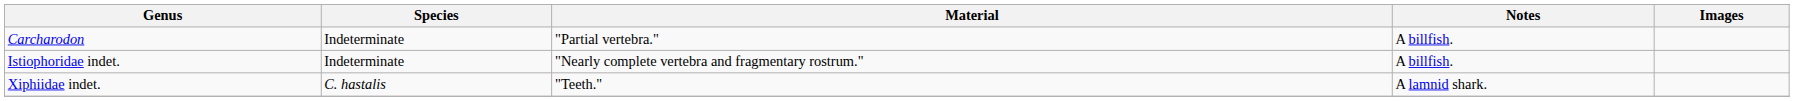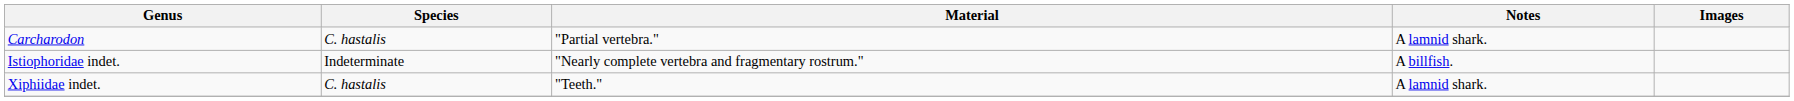(364, 38) Indeterminate -> (355, 38) C. hastalis
(1424, 38) A billfish. -> (1441, 38) A lamnid shark.
